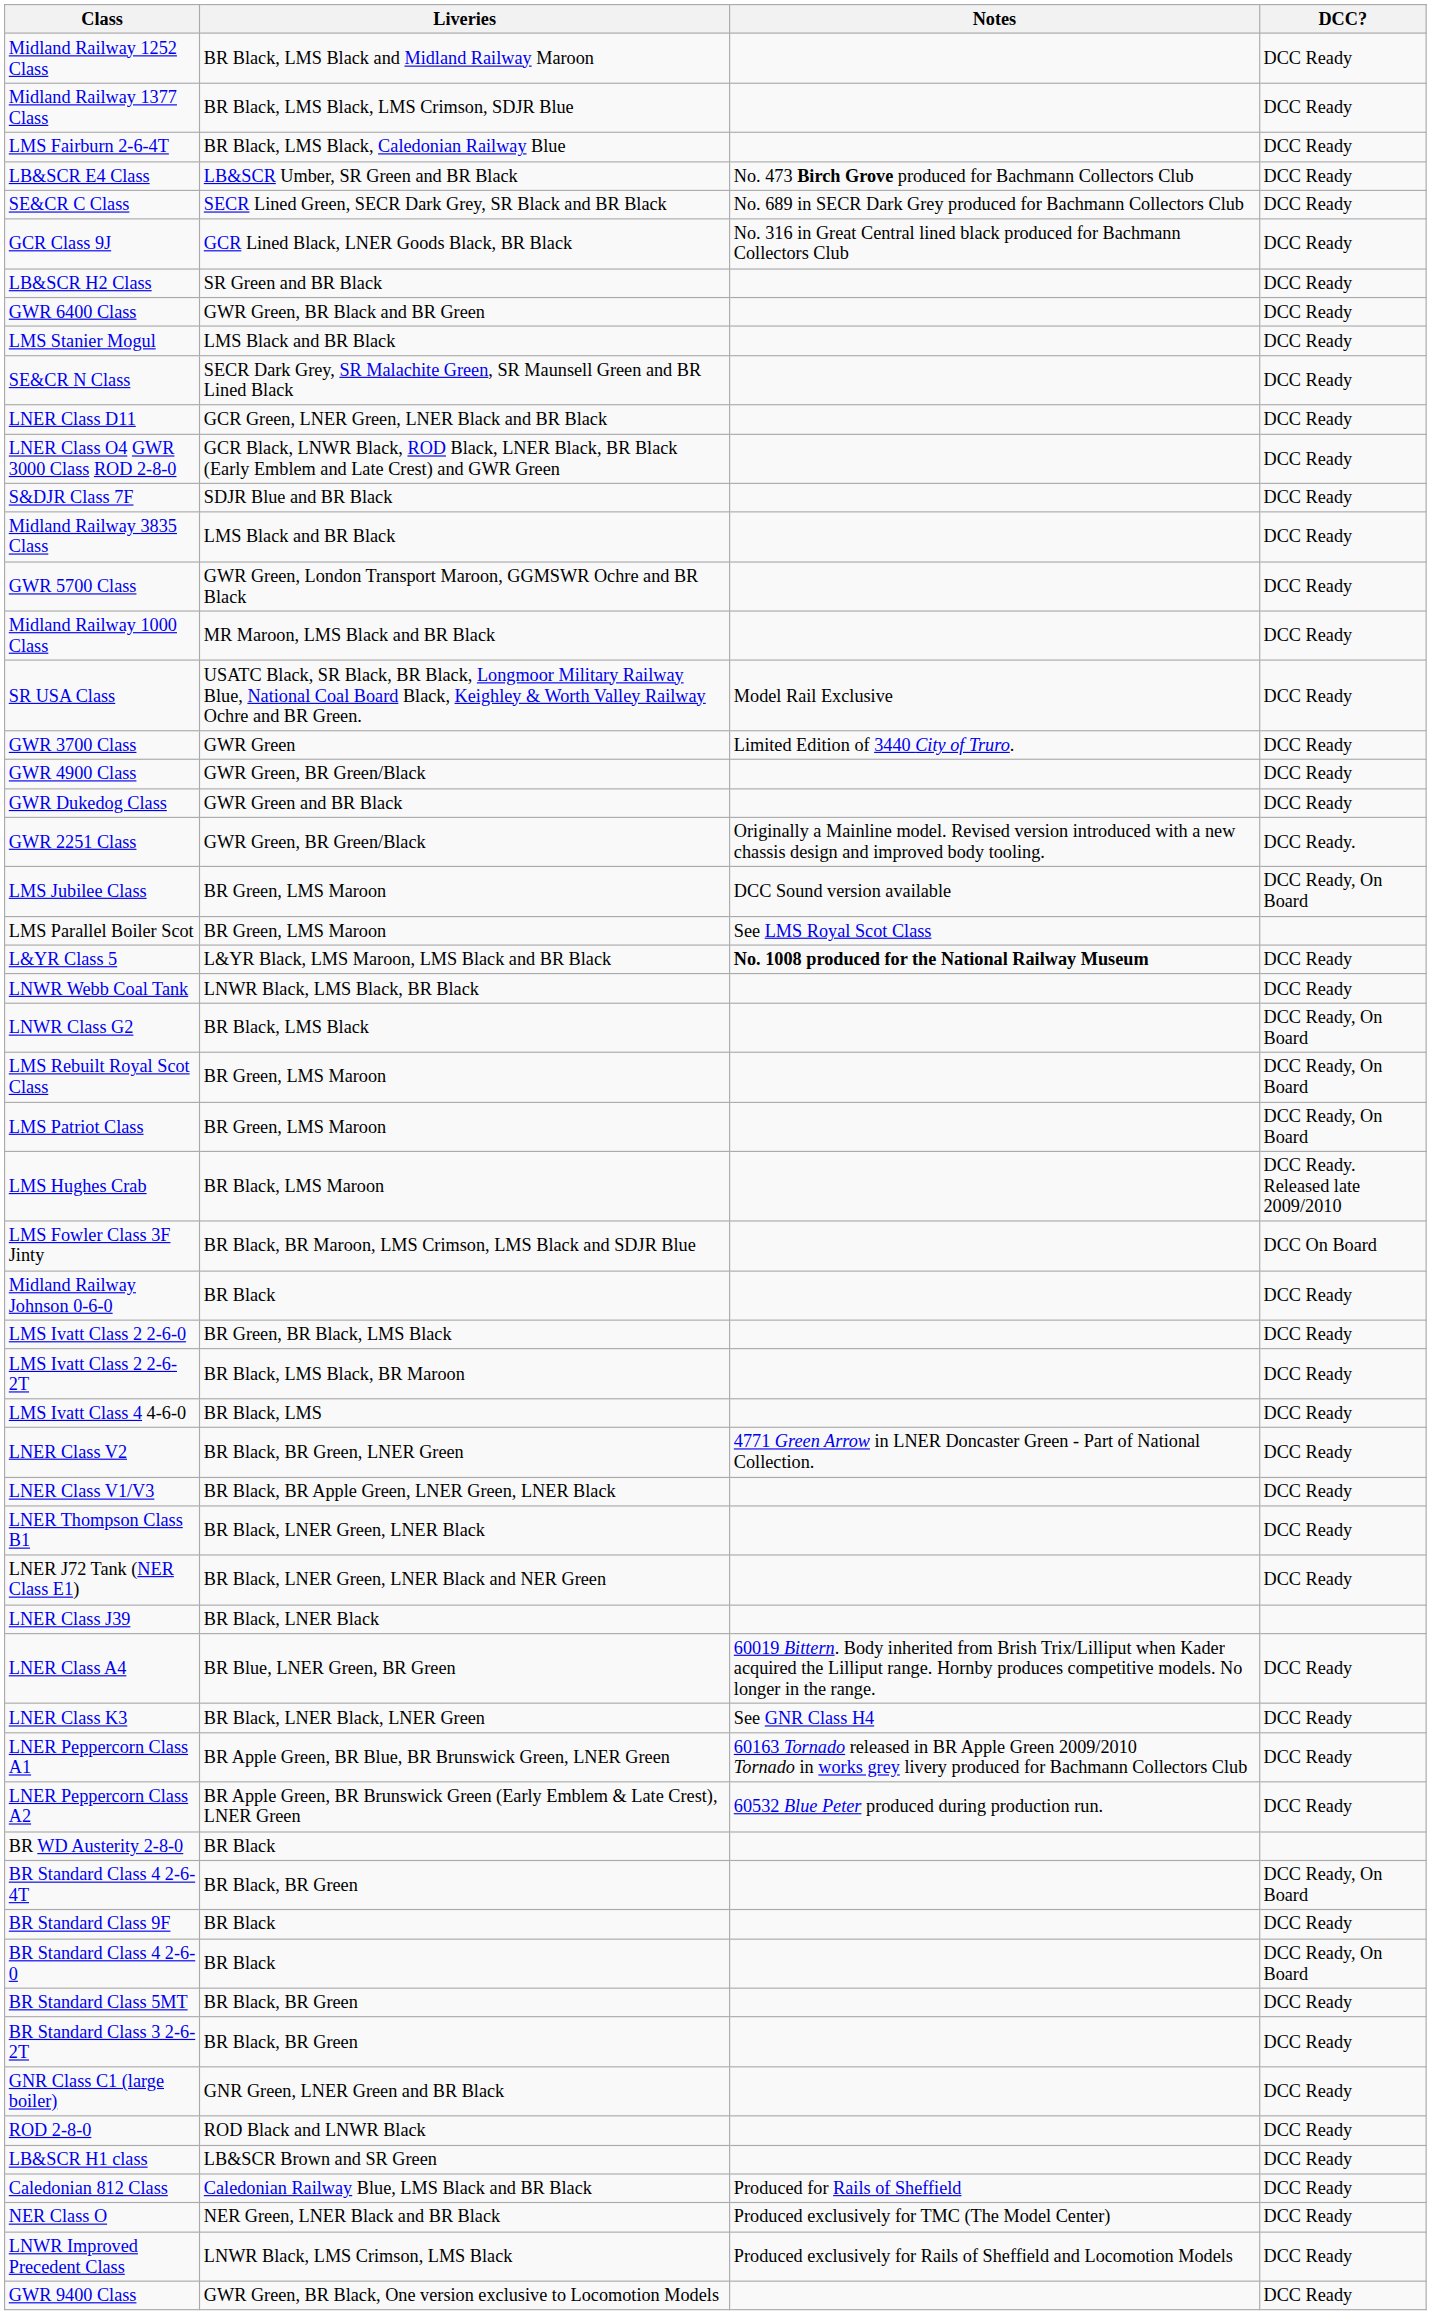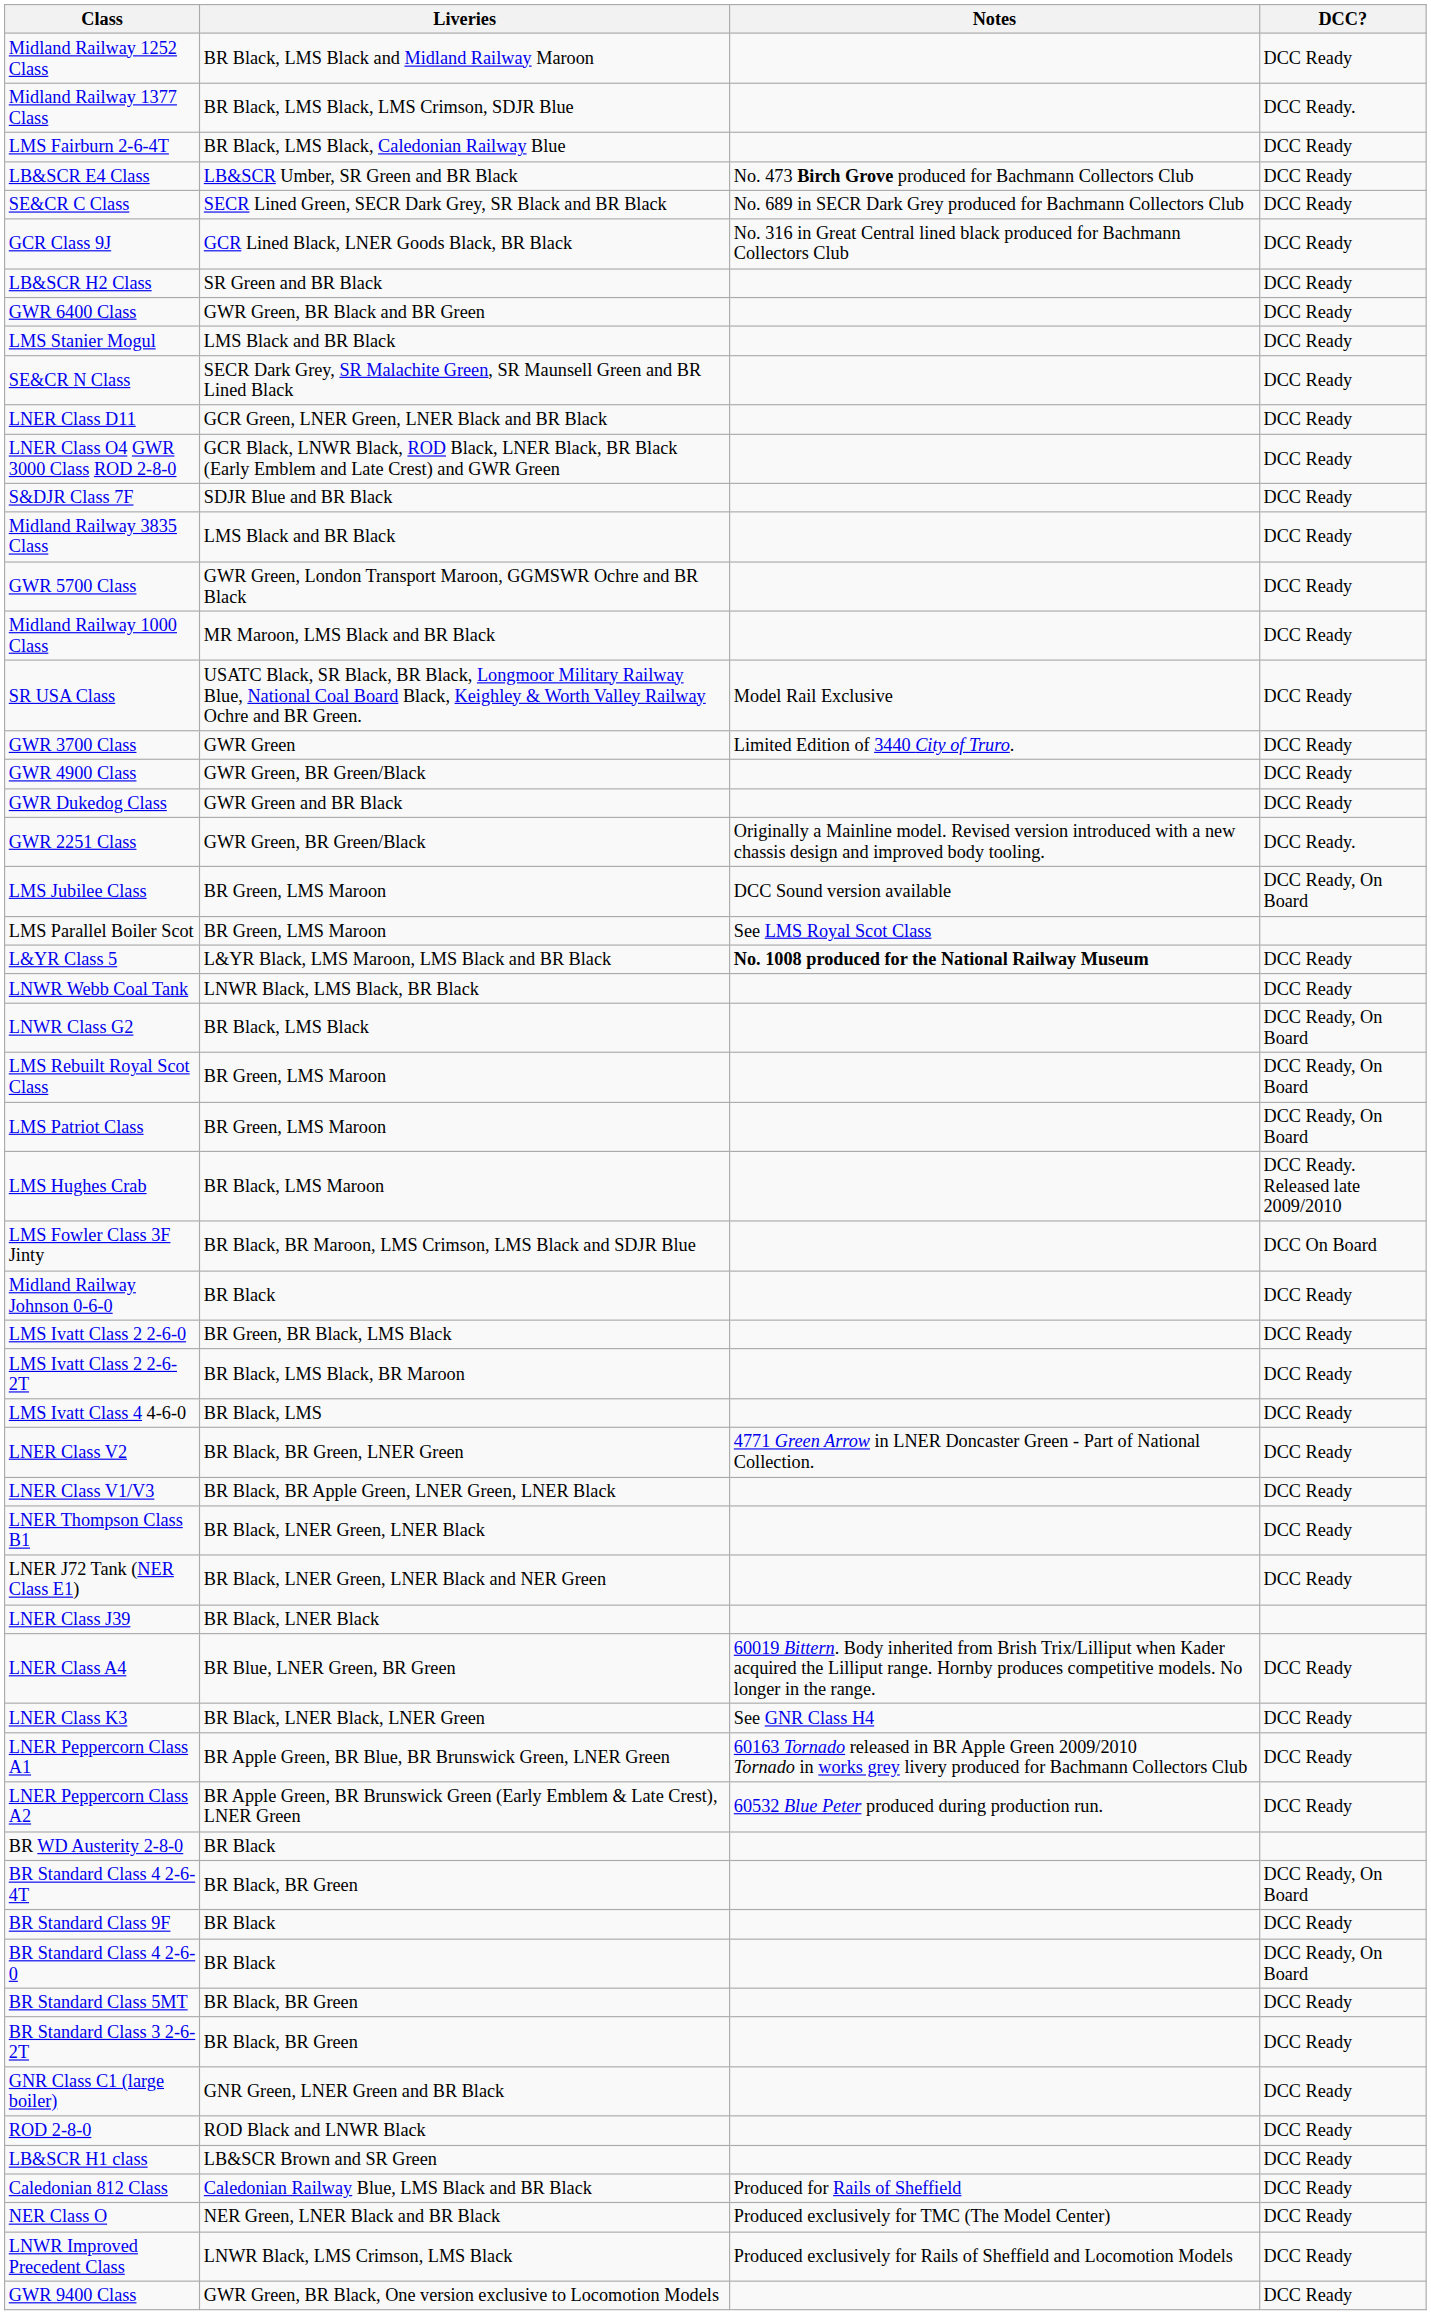(1308, 107) DCC Ready -> (1309, 107) DCC Ready.
